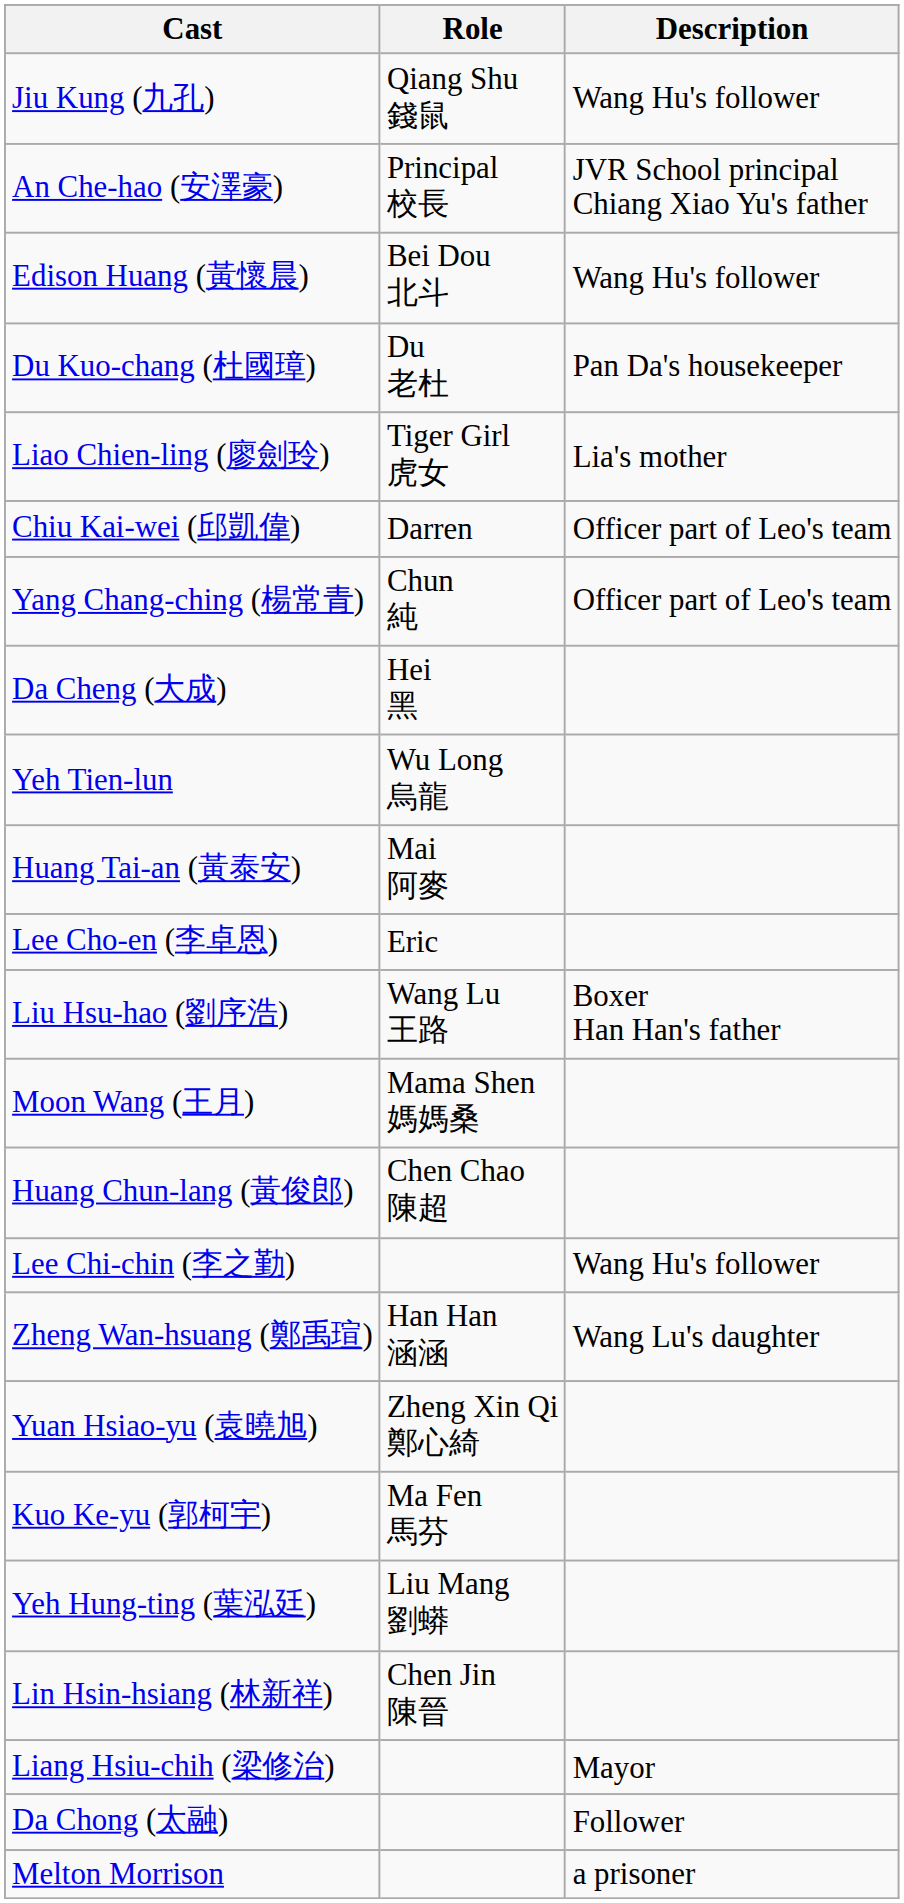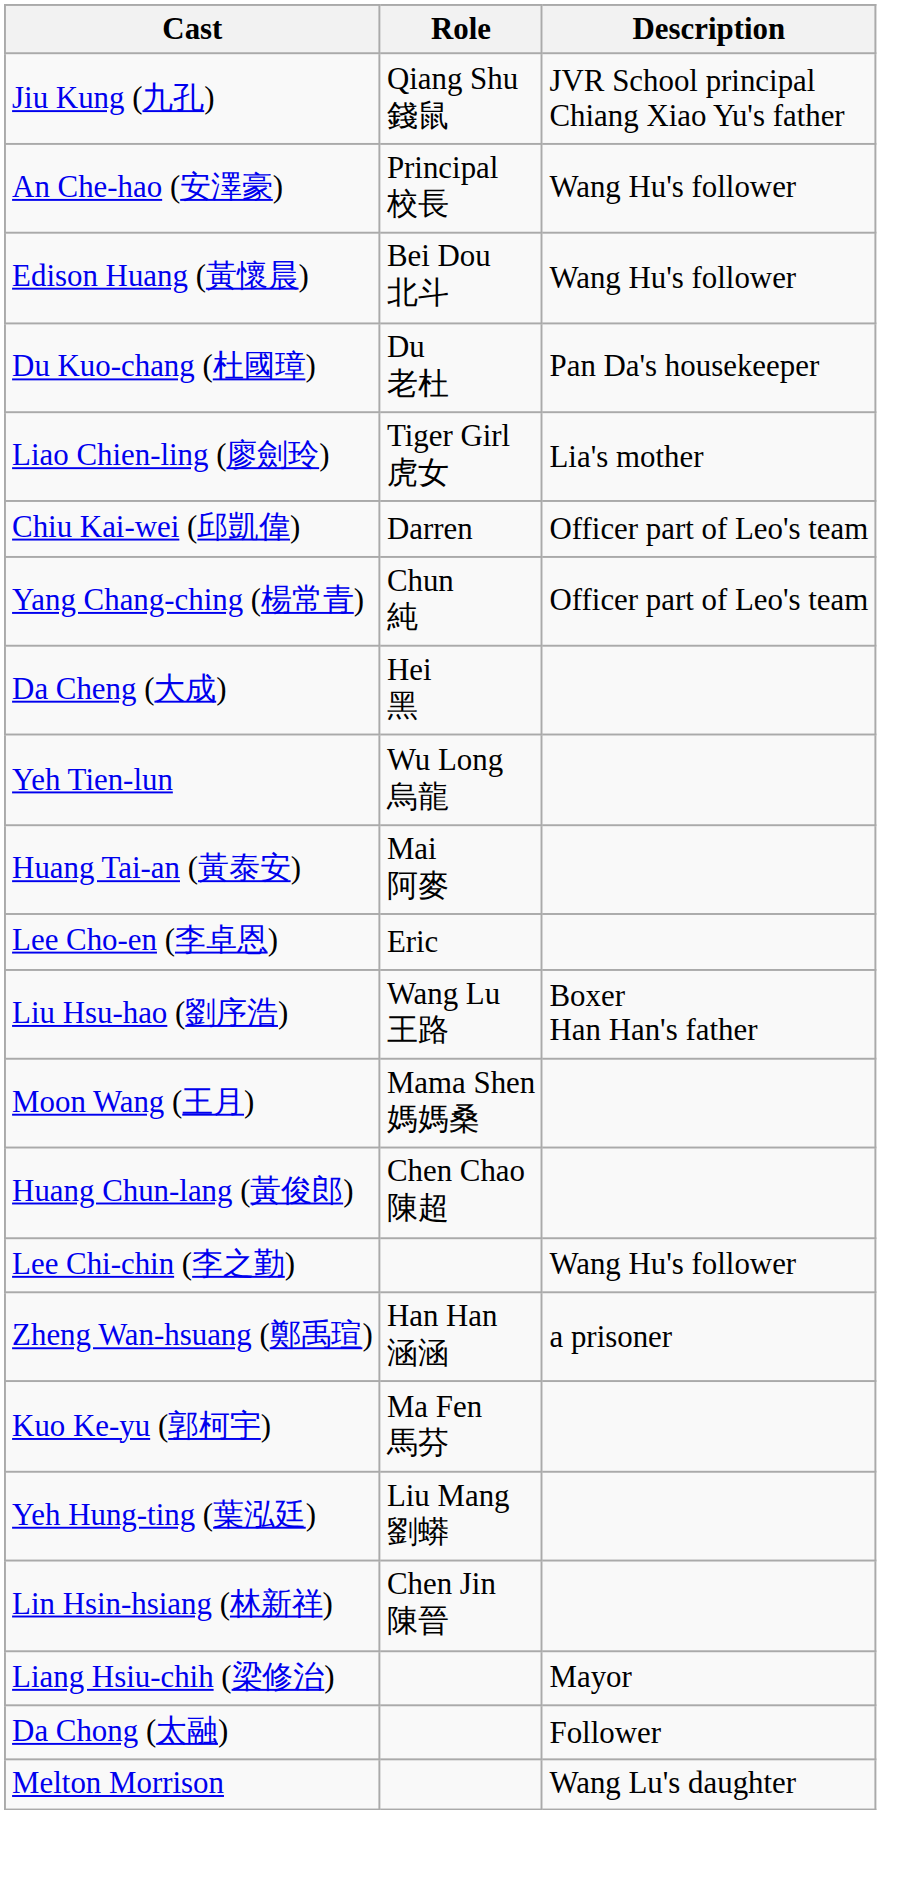(696, 98) Wang Hu's follower -> (697, 98) JVR School principal Chiang Xiao Yu's father
(720, 187) JVR School principal Chiang Xiao Yu's father -> (673, 187) Wang Hu's follower
(696, 1336) Wang Lu's daughter -> (611, 1336) a prisoner
- row: (165, 1425)
(634, 1873) a prisoner -> (673, 1783) Wang Lu's daughter
